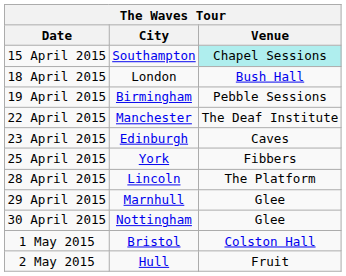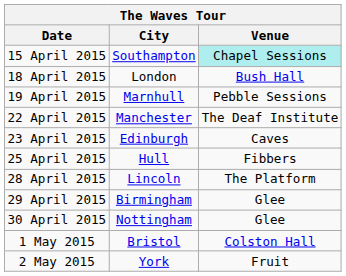(154, 97) Birmingham -> (154, 97) Marnhull
(154, 159) York -> (154, 159) Hull
(154, 200) Marnhull -> (154, 200) Birmingham
(154, 261) Hull -> (154, 261) York
